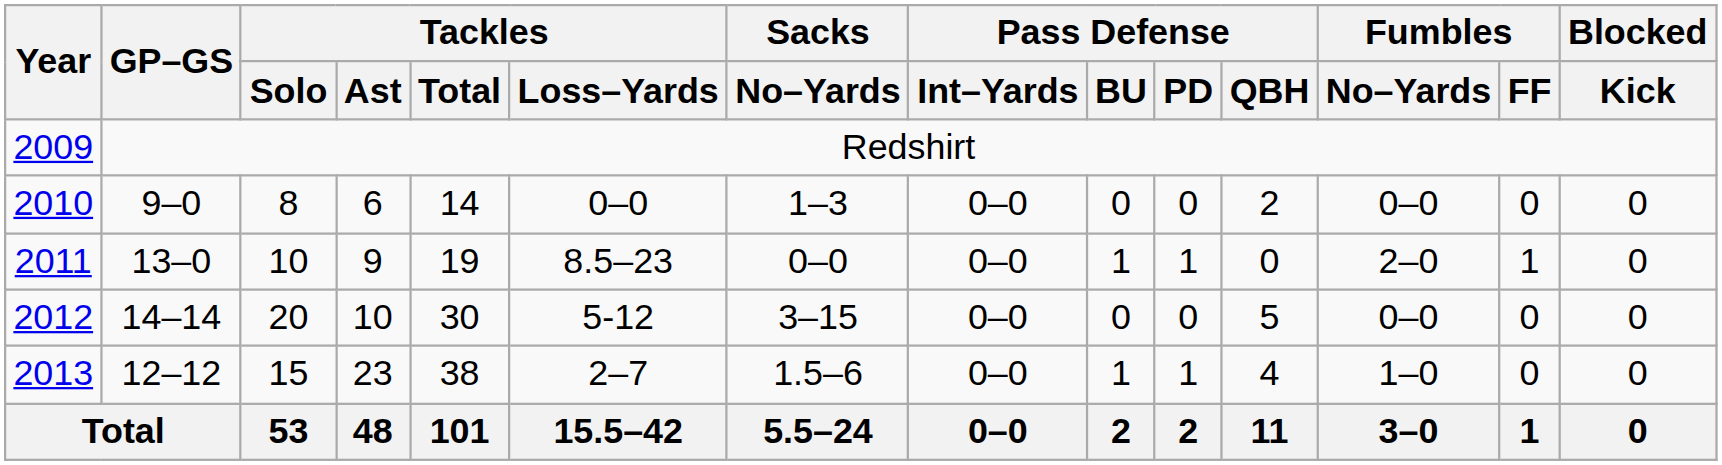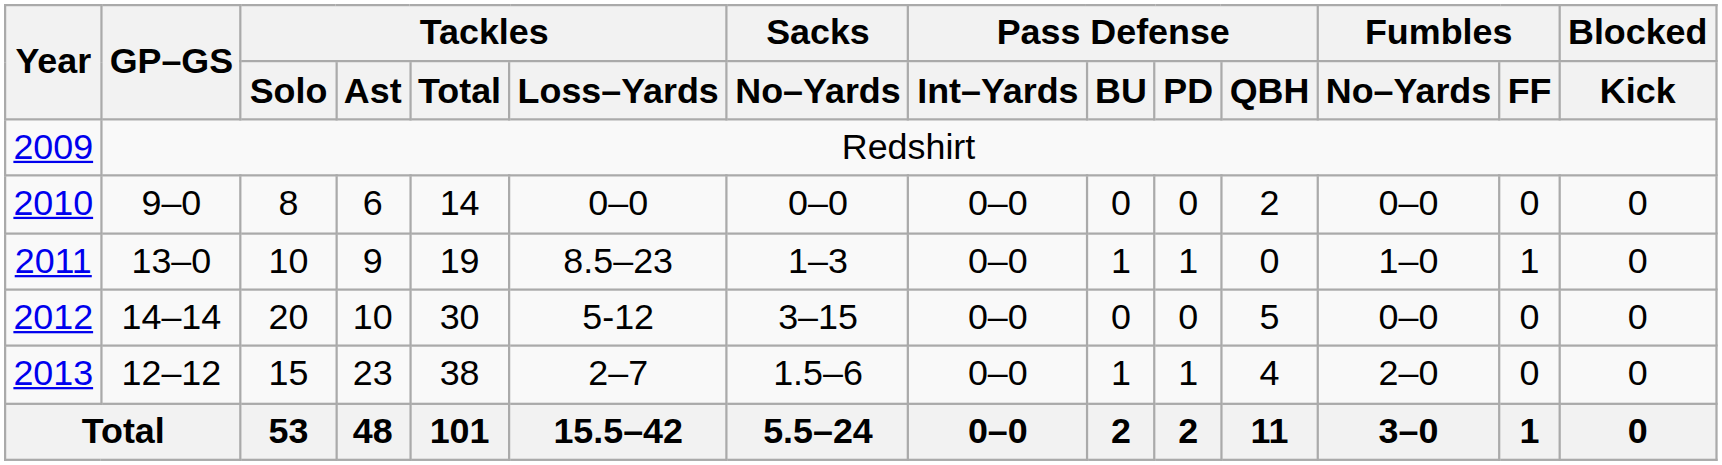(818, 203) 1–3 -> (818, 203) 0–0
(818, 260) 0–0 -> (818, 260) 1–3
(1408, 260) 2–0 -> (1408, 260) 1–0
(1408, 373) 1–0 -> (1408, 373) 2–0
